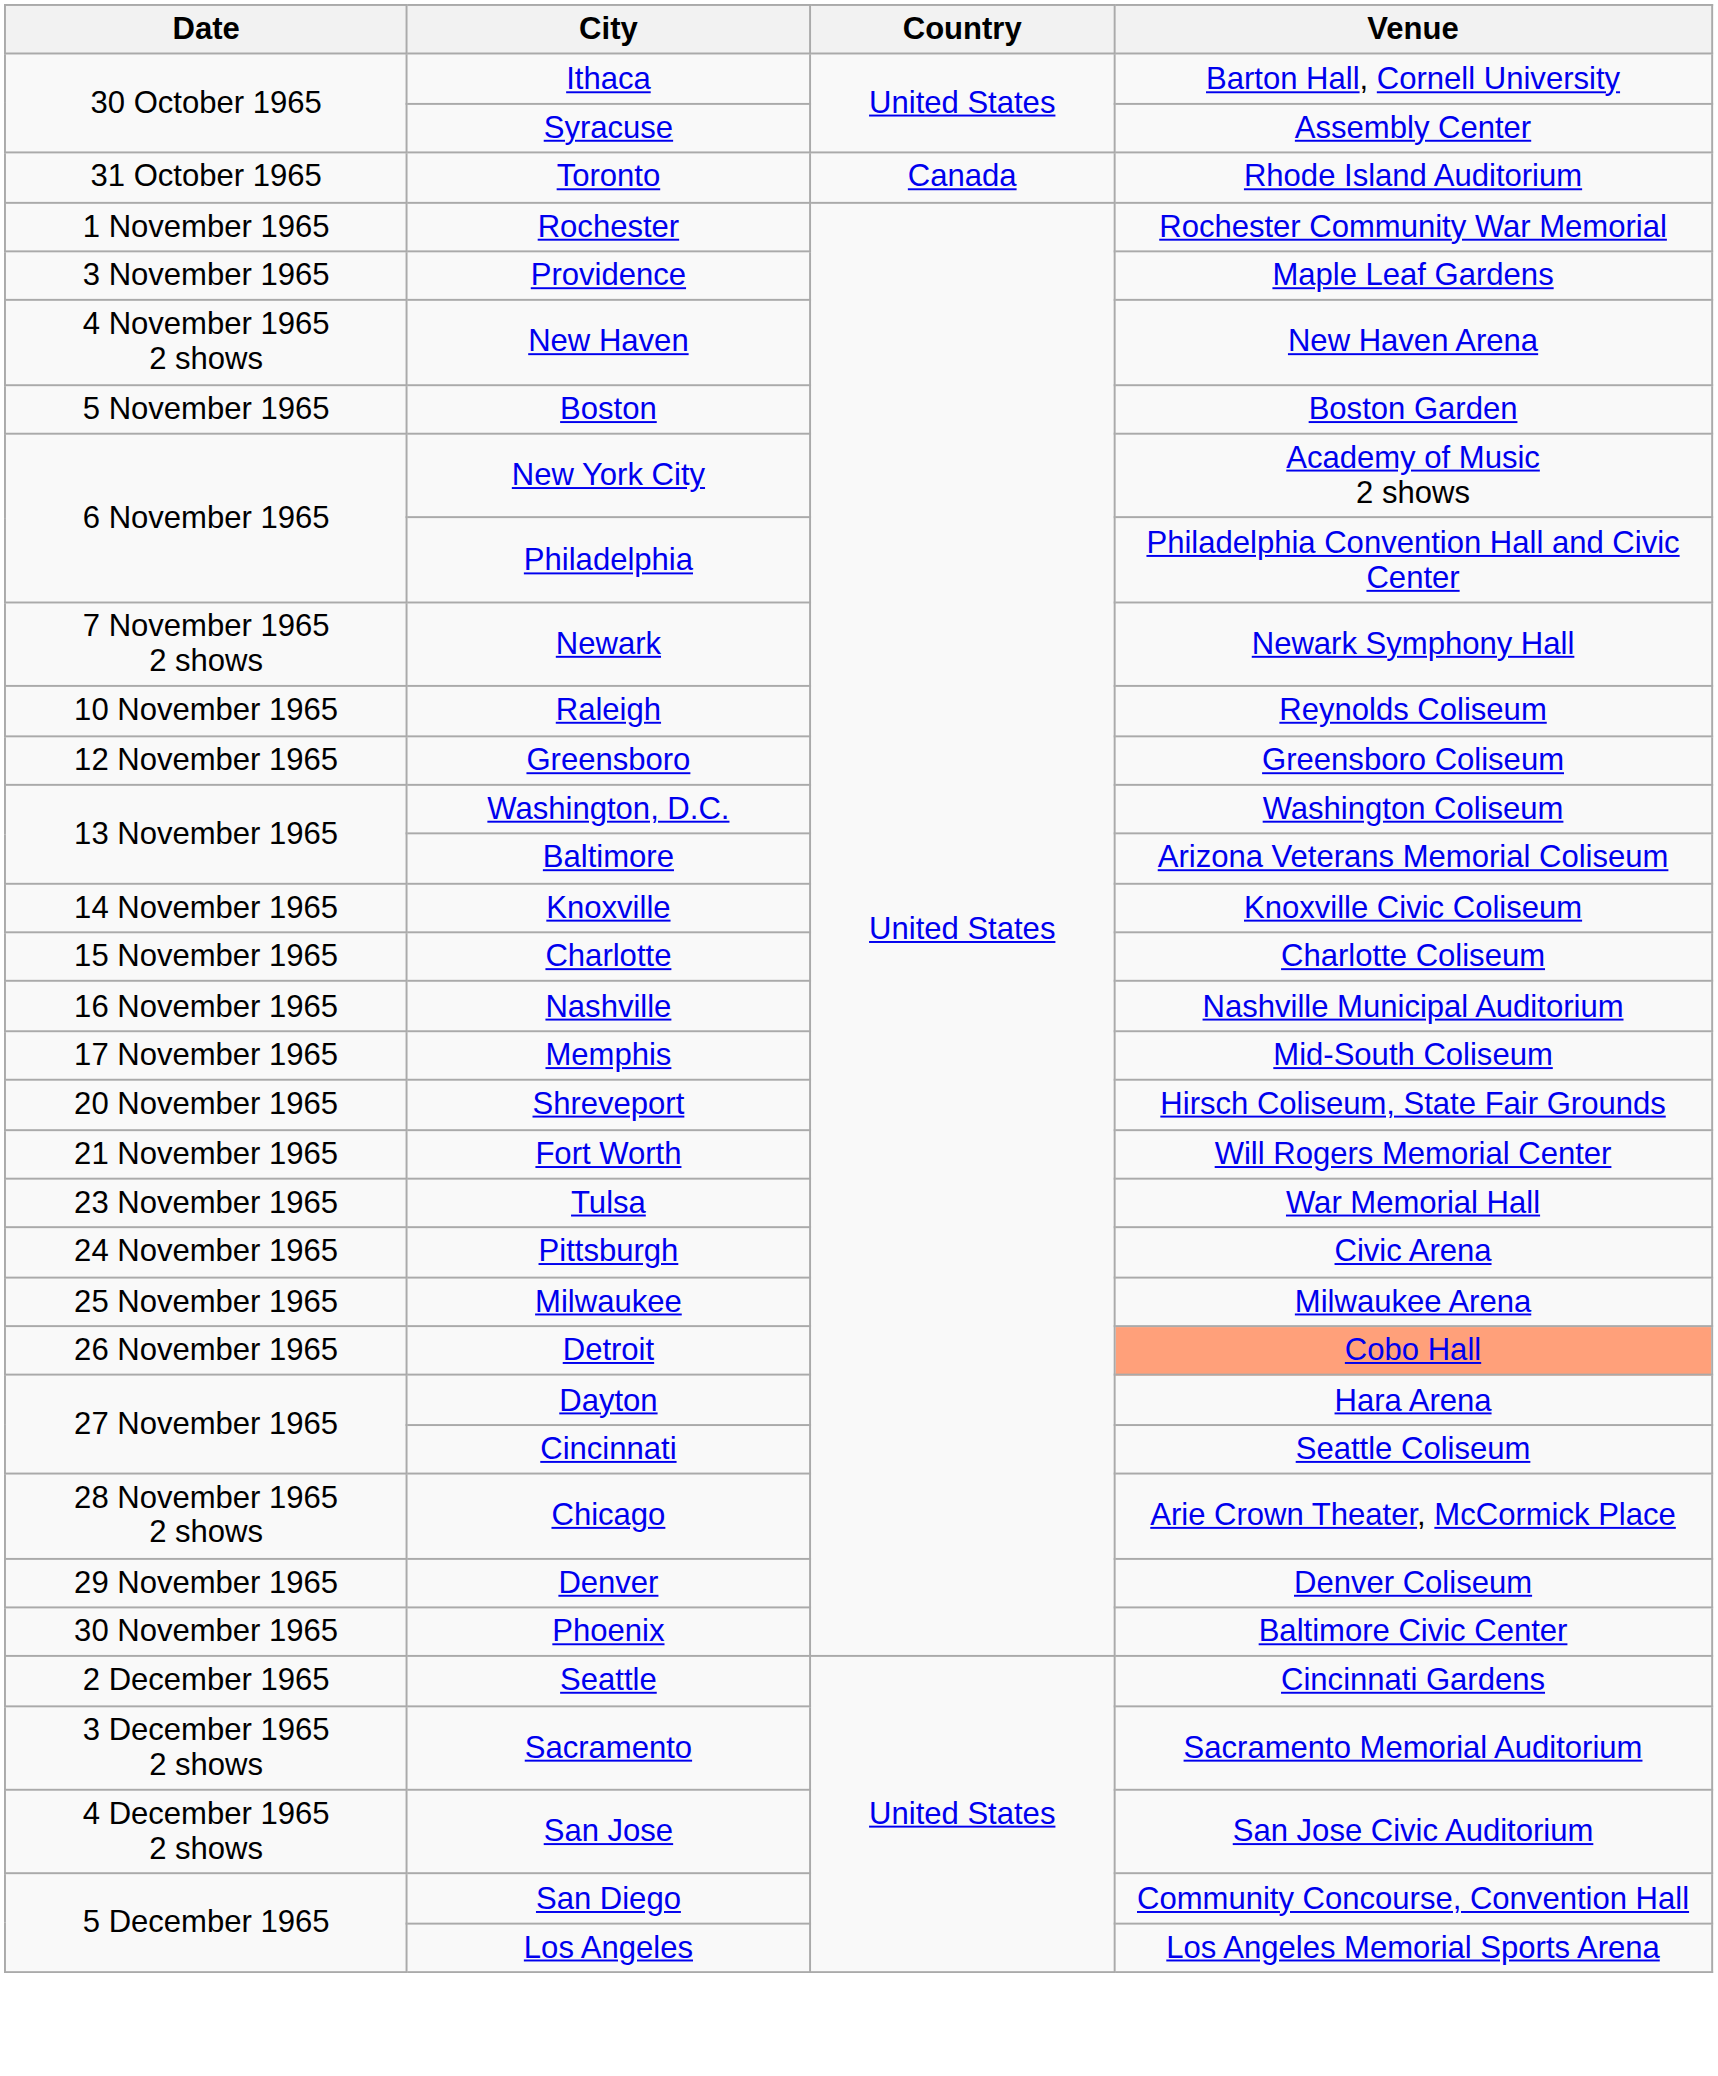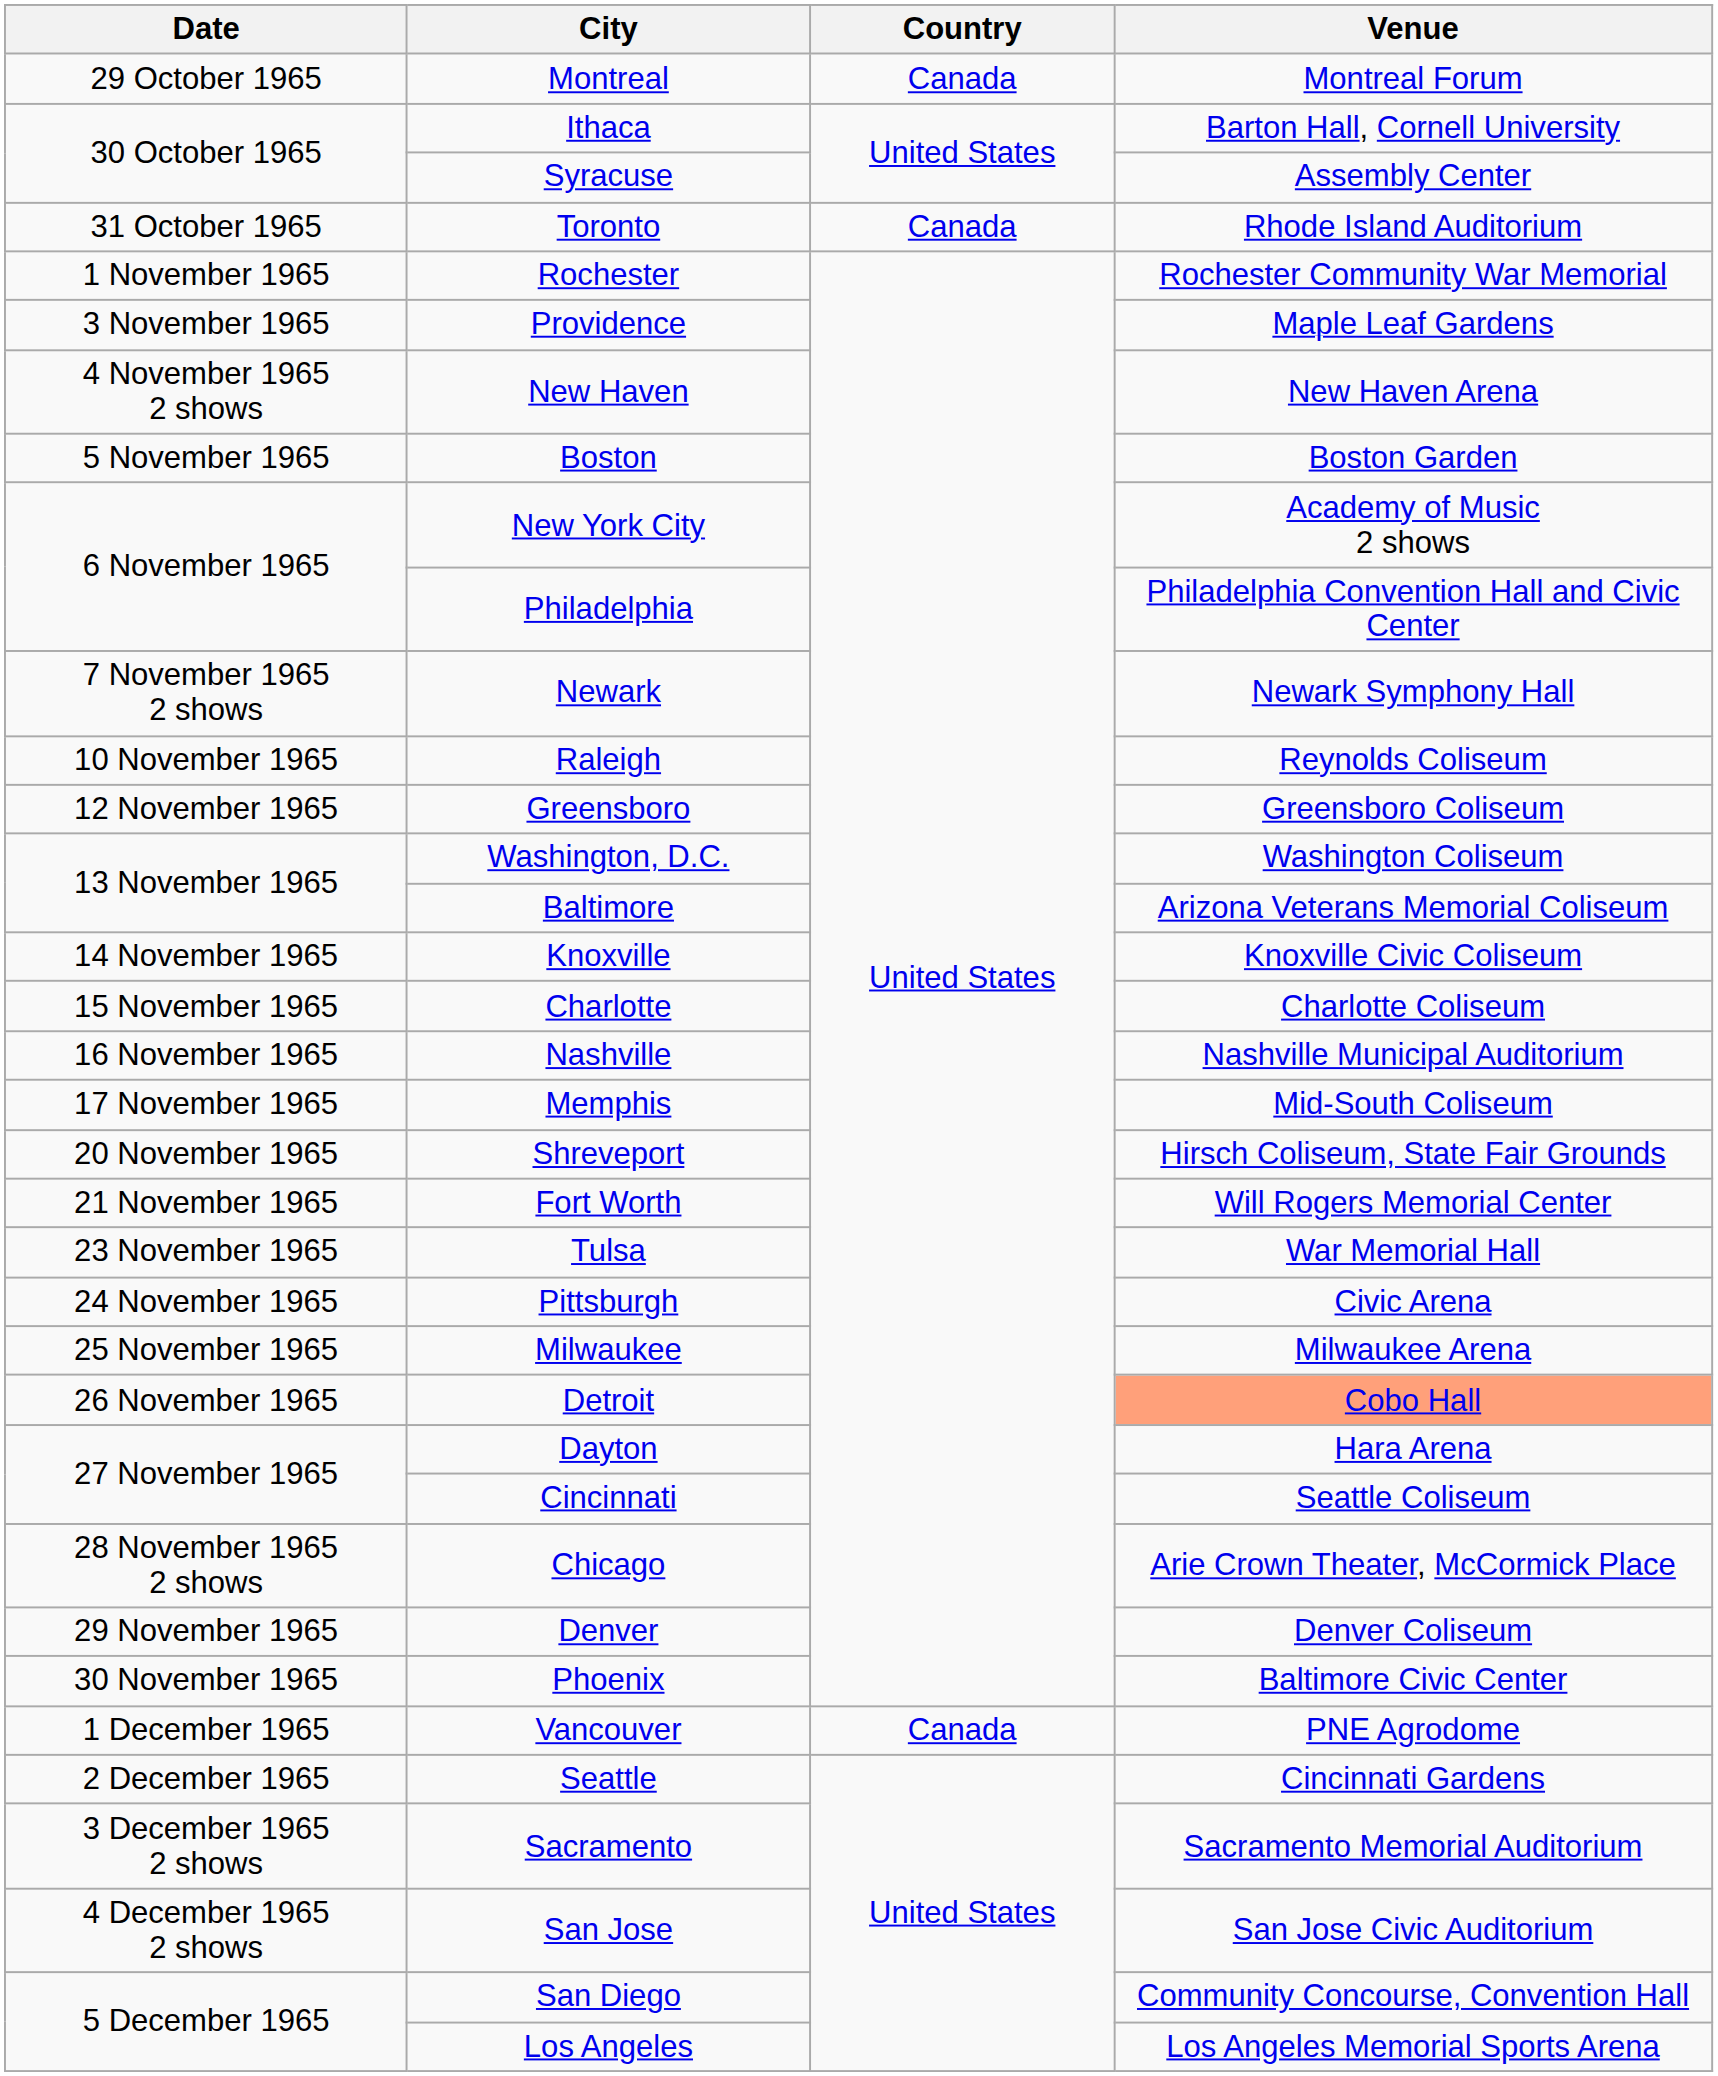+ row: (608, 78)
+ row: (608, 1729)
